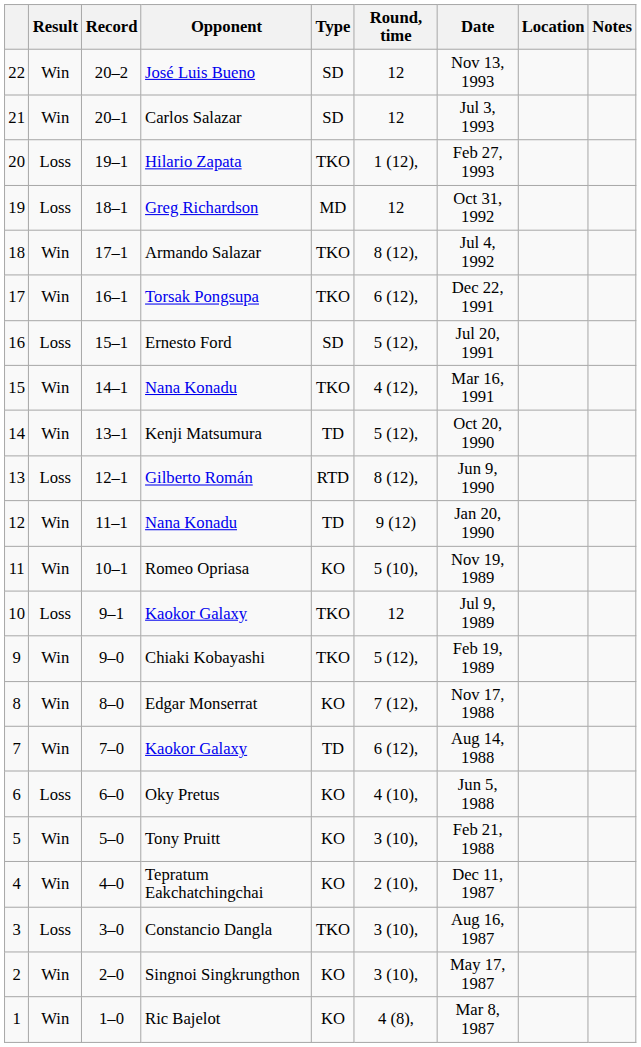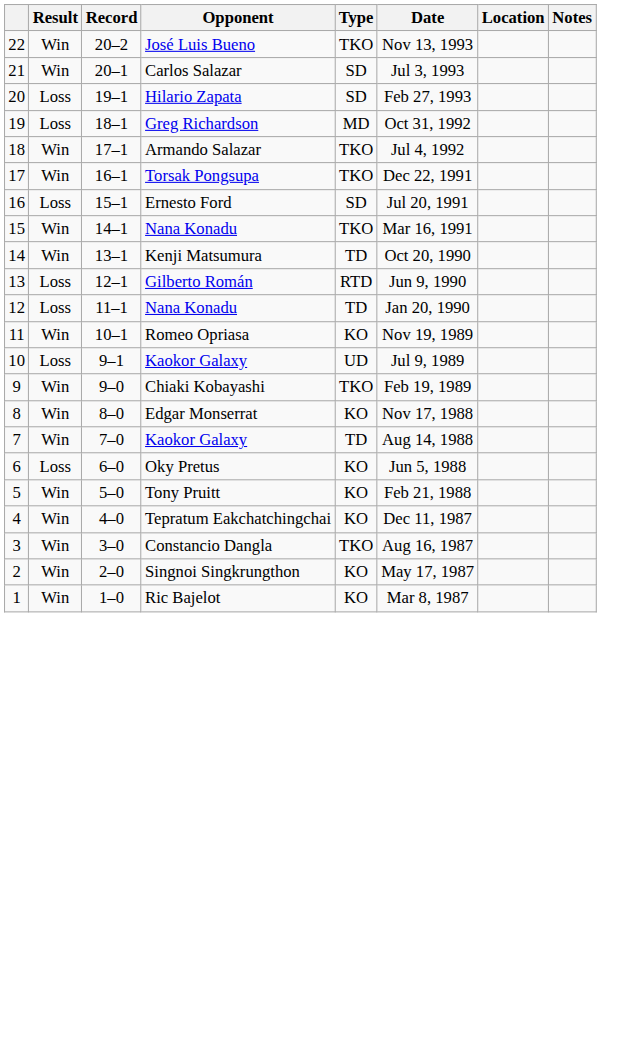- column: (396, 27)
(333, 72) SD -> (356, 44) TKO
(333, 162) TKO -> (356, 96) SD
(55, 523) Win -> (55, 307) Loss
(333, 613) TKO -> (356, 360) UD
(55, 929) Loss -> (55, 545) Win
